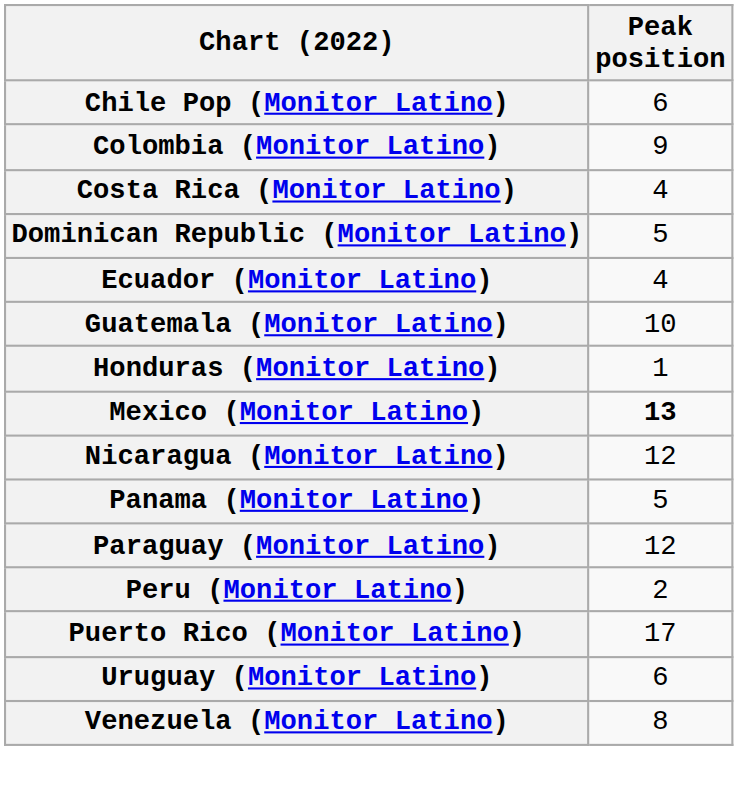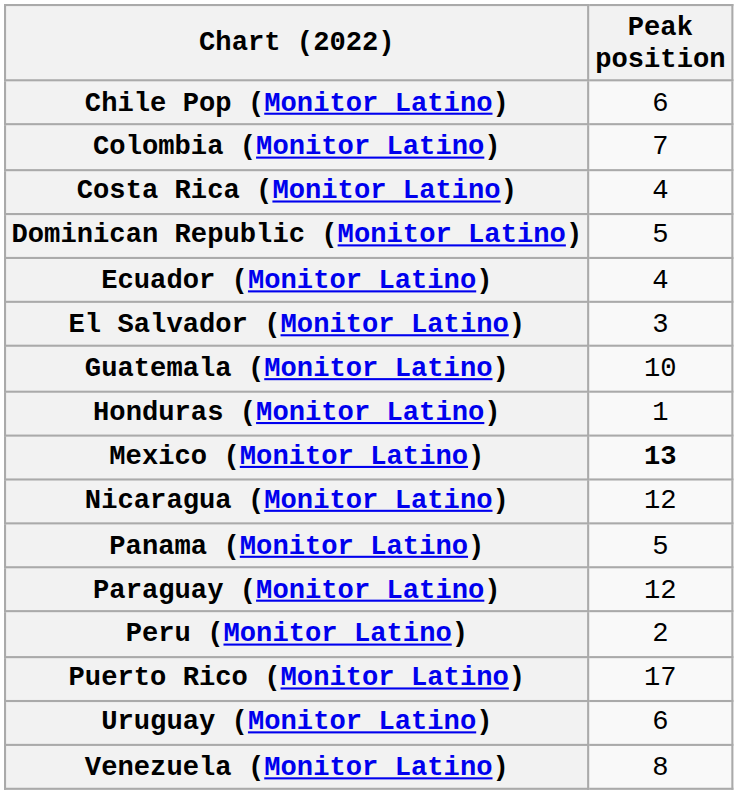(660, 147) 9 -> (660, 147) 7
+ row: (297, 324)
